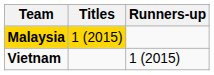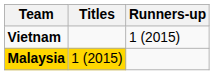rows swapped: (36, 37) <-> (34, 59)
